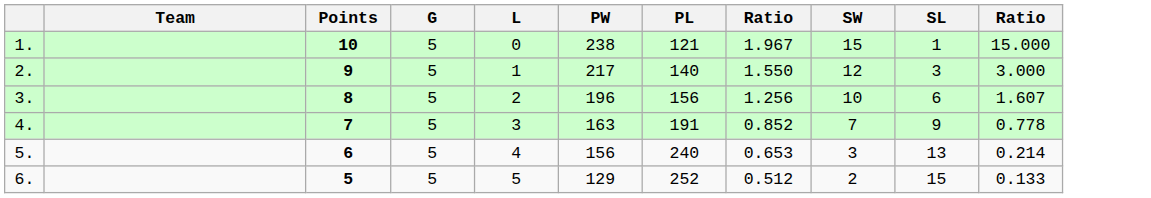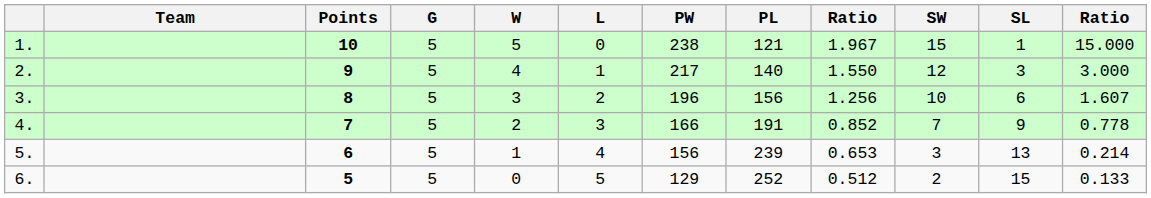+ column: (516, 18)
(600, 126) 163 -> (684, 126) 166
(684, 153) 240 -> (768, 153) 239
